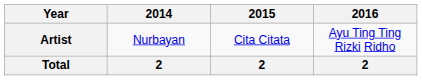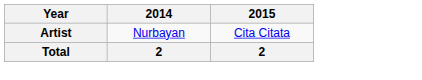- column: (365, 14)
